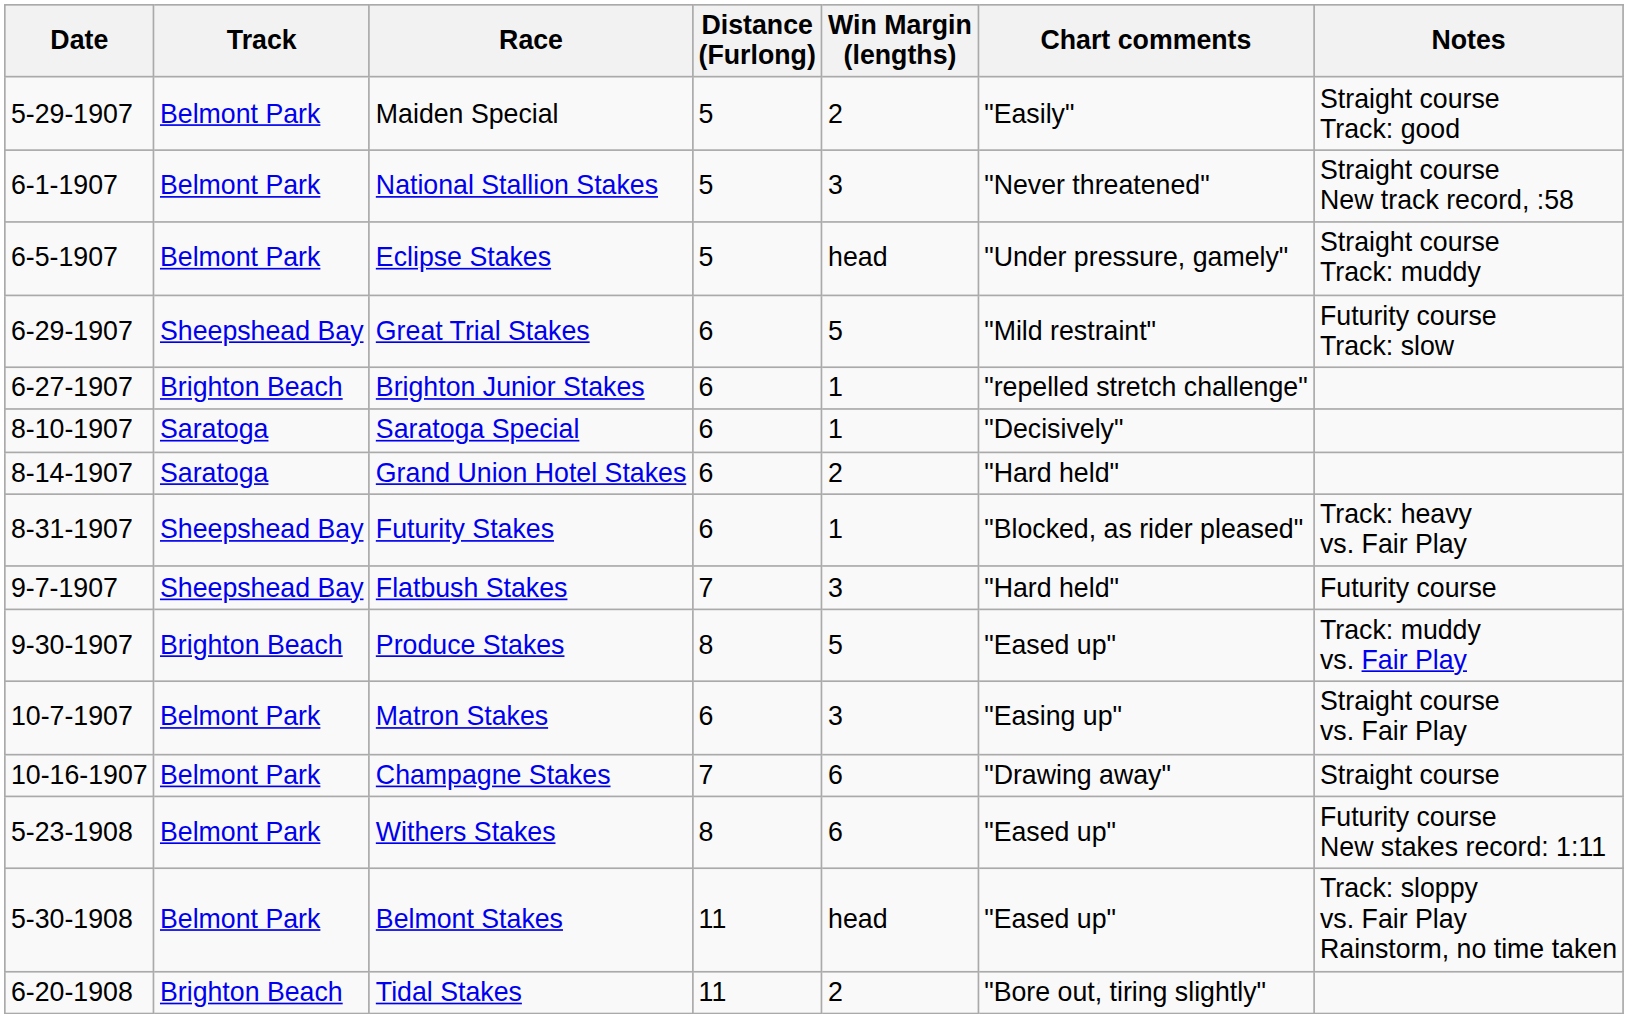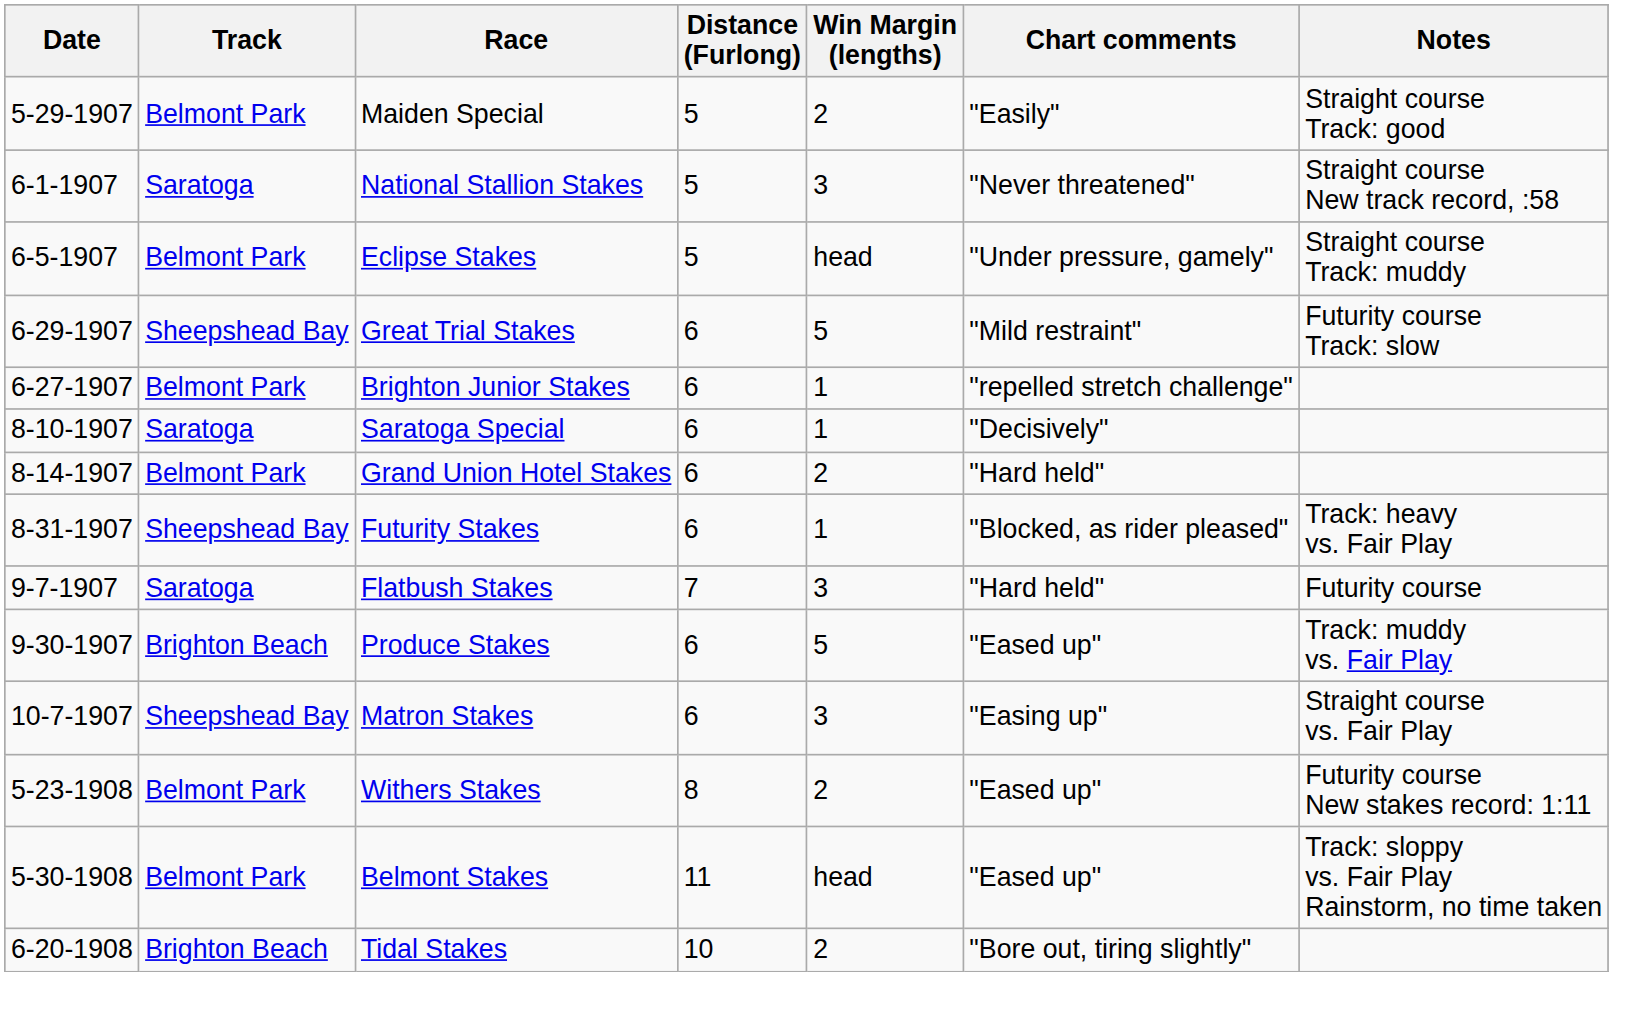(240, 185) Belmont Park -> (199, 185) Saratoga
(251, 387) Brighton Beach -> (225, 387) Belmont Park
(214, 472) Saratoga -> (225, 472) Belmont Park
(262, 587) Sheepshead Bay -> (199, 587) Saratoga
(706, 644) 8 -> (691, 644) 6
(240, 717) Belmont Park -> (247, 717) Sheepshead Bay
- row: (493, 774)
(836, 832) 6 -> (821, 789) 2
(712, 991) 11 -> (699, 949) 10
